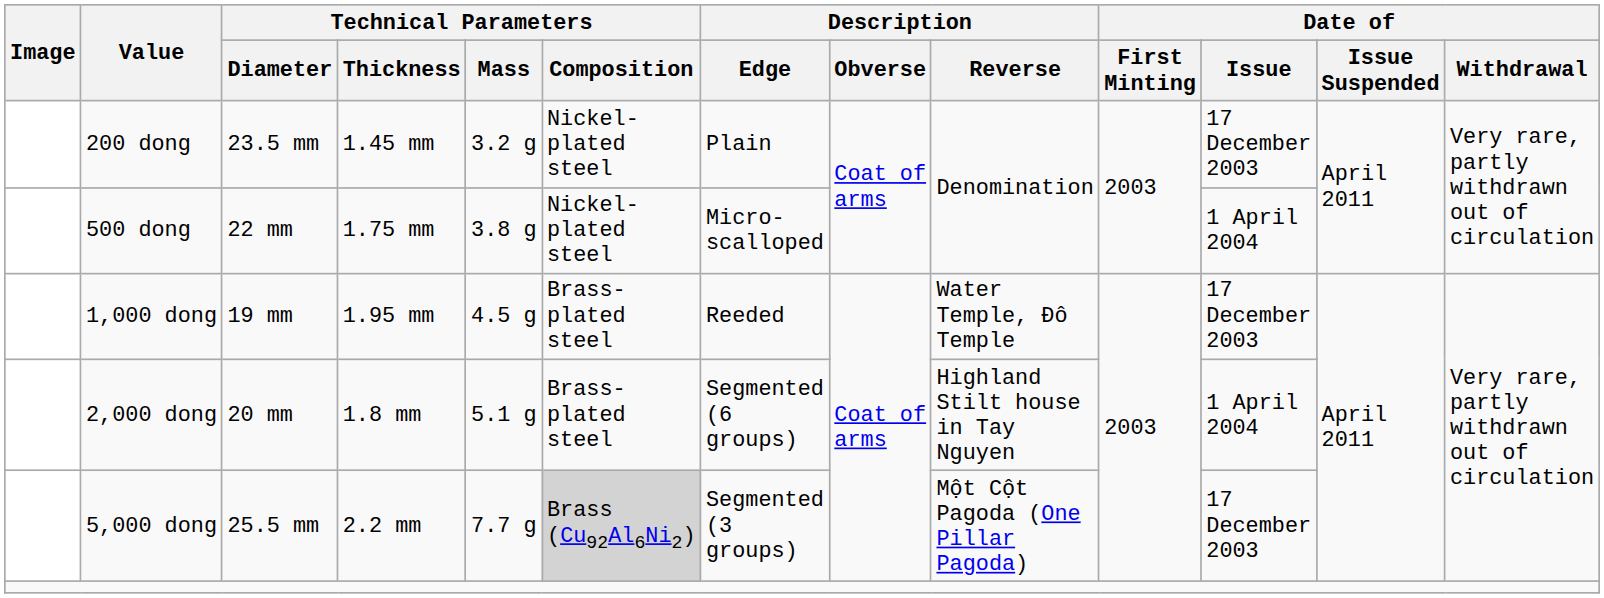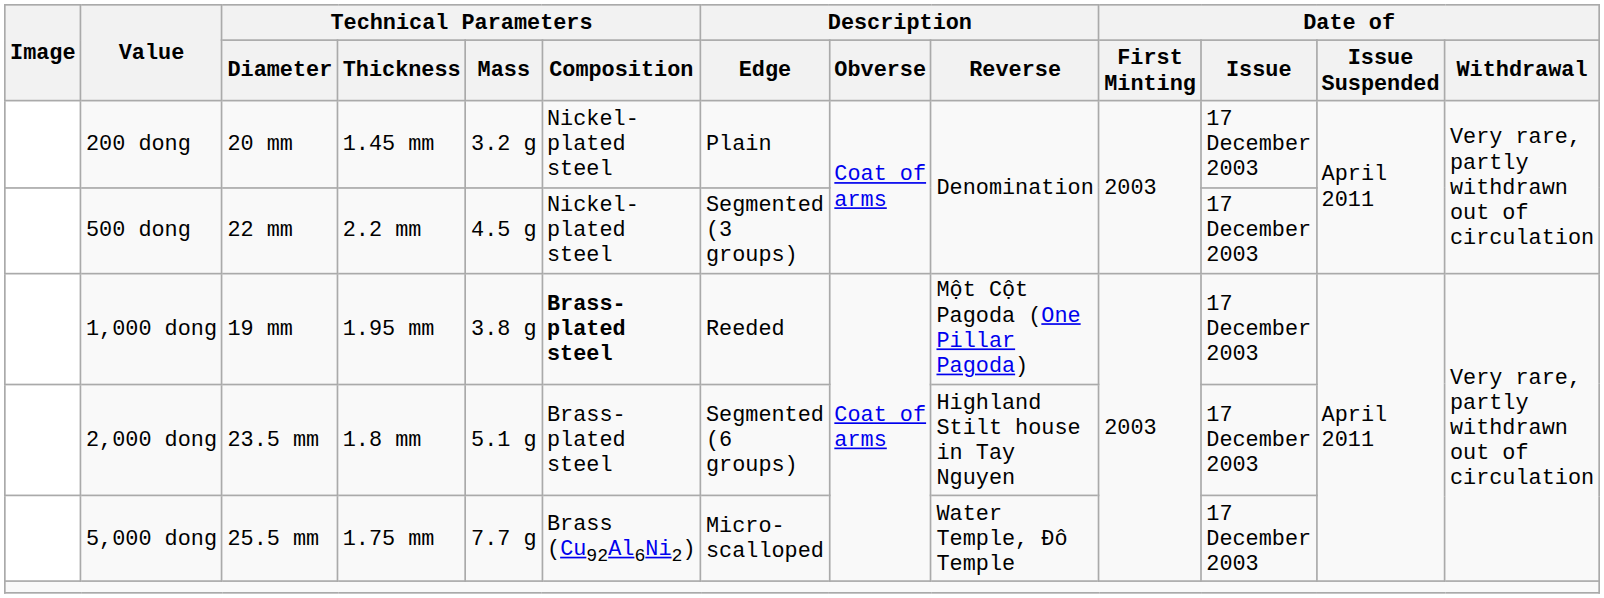(273, 144) 23.5 mm -> (260, 144) 20 mm
(389, 230) 1.75 mm -> (382, 230) 2.2 mm
(504, 230) 3.8 g -> (504, 230) 4.5 g
(765, 230) Micro-scalloped -> (765, 230) Segmented (3 groups)
(1252, 230) 1 April 2004 -> (1259, 230) 17 December 2003
(504, 316) 4.5 g -> (504, 329) 3.8 g
(586, 316) normal -> (586, 329) bold
(1002, 316) Water Temple, Đô Temple -> (1009, 329) Một Cột Pagoda (One Pillar Pagoda)
(260, 415) 20 mm -> (273, 440) 23.5 mm
(1252, 415) 1 April 2004 -> (1259, 440) 17 December 2003
(382, 526) 2.2 mm -> (389, 539) 1.75 mm
(621, 526) lightgrey background -> (621, 539) no background
(765, 526) Segmented (3 groups) -> (765, 539) Micro-scalloped
(1009, 526) Một Cột Pagoda (One Pillar Pagoda) -> (1002, 539) Water Temple, Đô Temple
